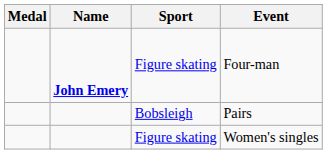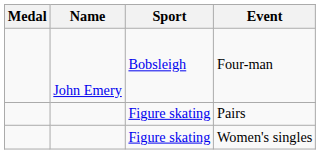(91, 90) bold -> (88, 90) normal
(176, 65) Figure skating -> (157, 65) Bobsleigh
(164, 114) Bobsleigh -> (169, 114) Figure skating
